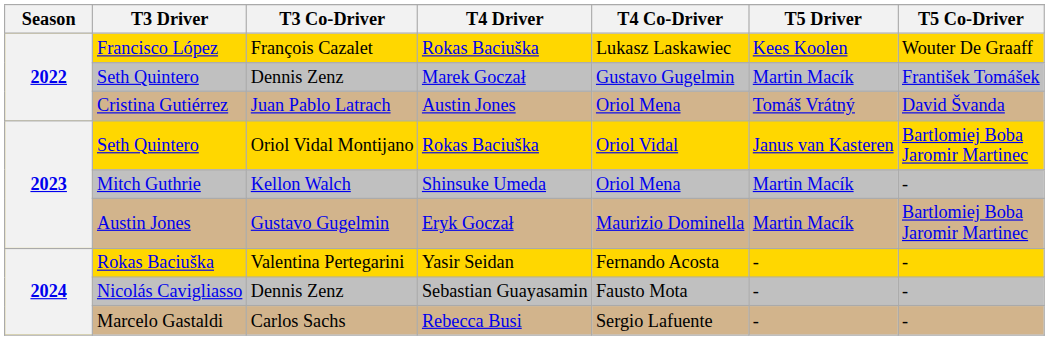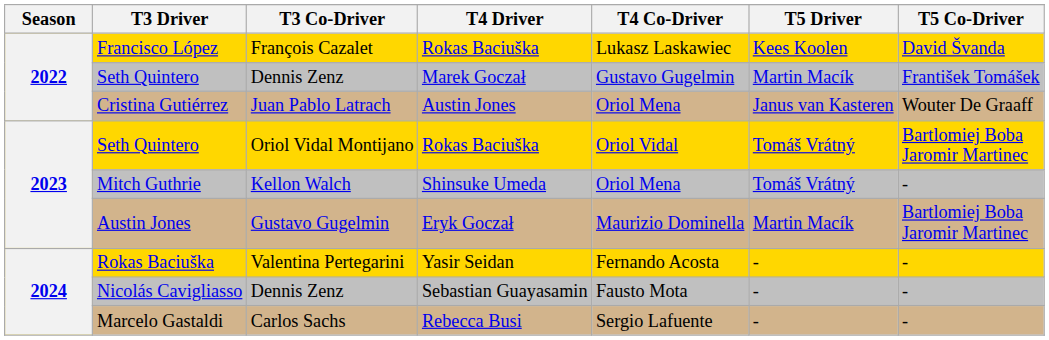(967, 47) Wouter De Graaff -> (953, 47) David Švanda
(804, 105) Tomáš Vrátný -> (823, 105) Janus van Kasteren
(953, 105) David Švanda -> (967, 105) Wouter De Graaff
(823, 144) Janus van Kasteren -> (804, 144) Tomáš Vrátný
(803, 184) Martin Macík -> (804, 184) Tomáš Vrátný
